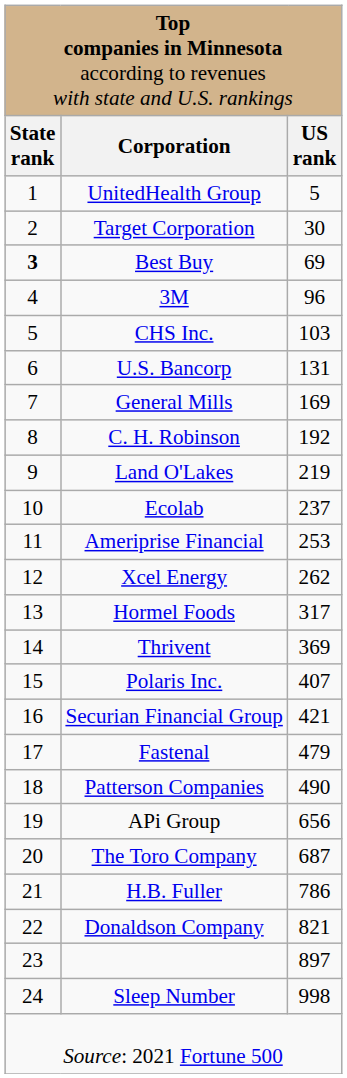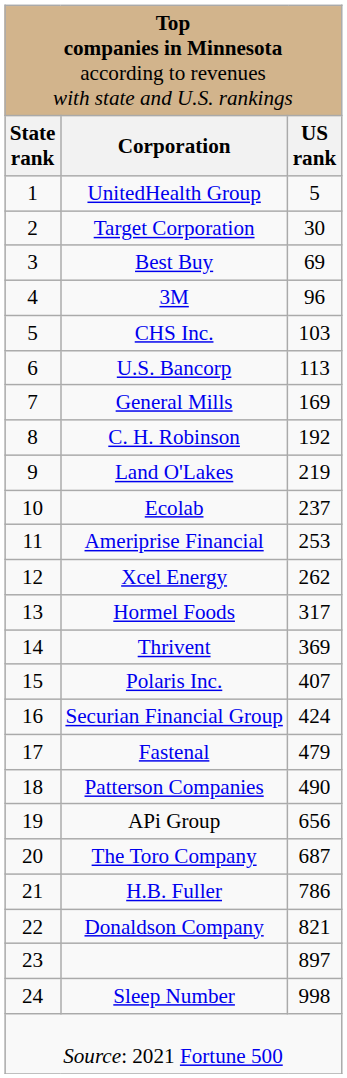(33, 262) bold -> (33, 262) normal
(314, 367) 131 -> (314, 367) 113
(314, 716) 421 -> (314, 716) 424
